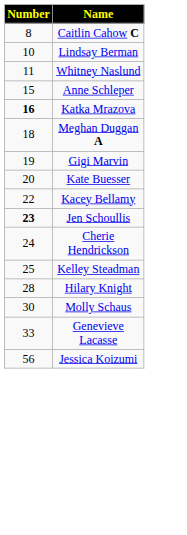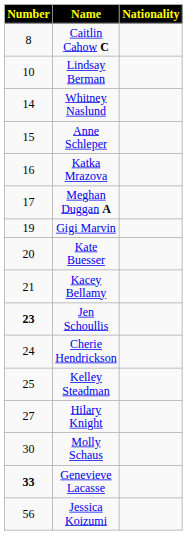+ column: (151, 14)
(28, 71) 11 -> (28, 104) 14
(28, 109) bold -> (28, 169) normal
(28, 134) 18 -> (28, 202) 17
(28, 198) 22 -> (28, 286) 21
(28, 288) 28 -> (28, 416) 27
(28, 333) normal -> (28, 481) bold
